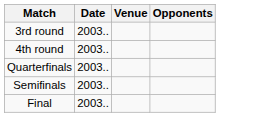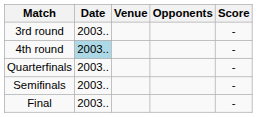+ column: (234, 13)
(93, 49) no background -> (93, 49) lightblue background
